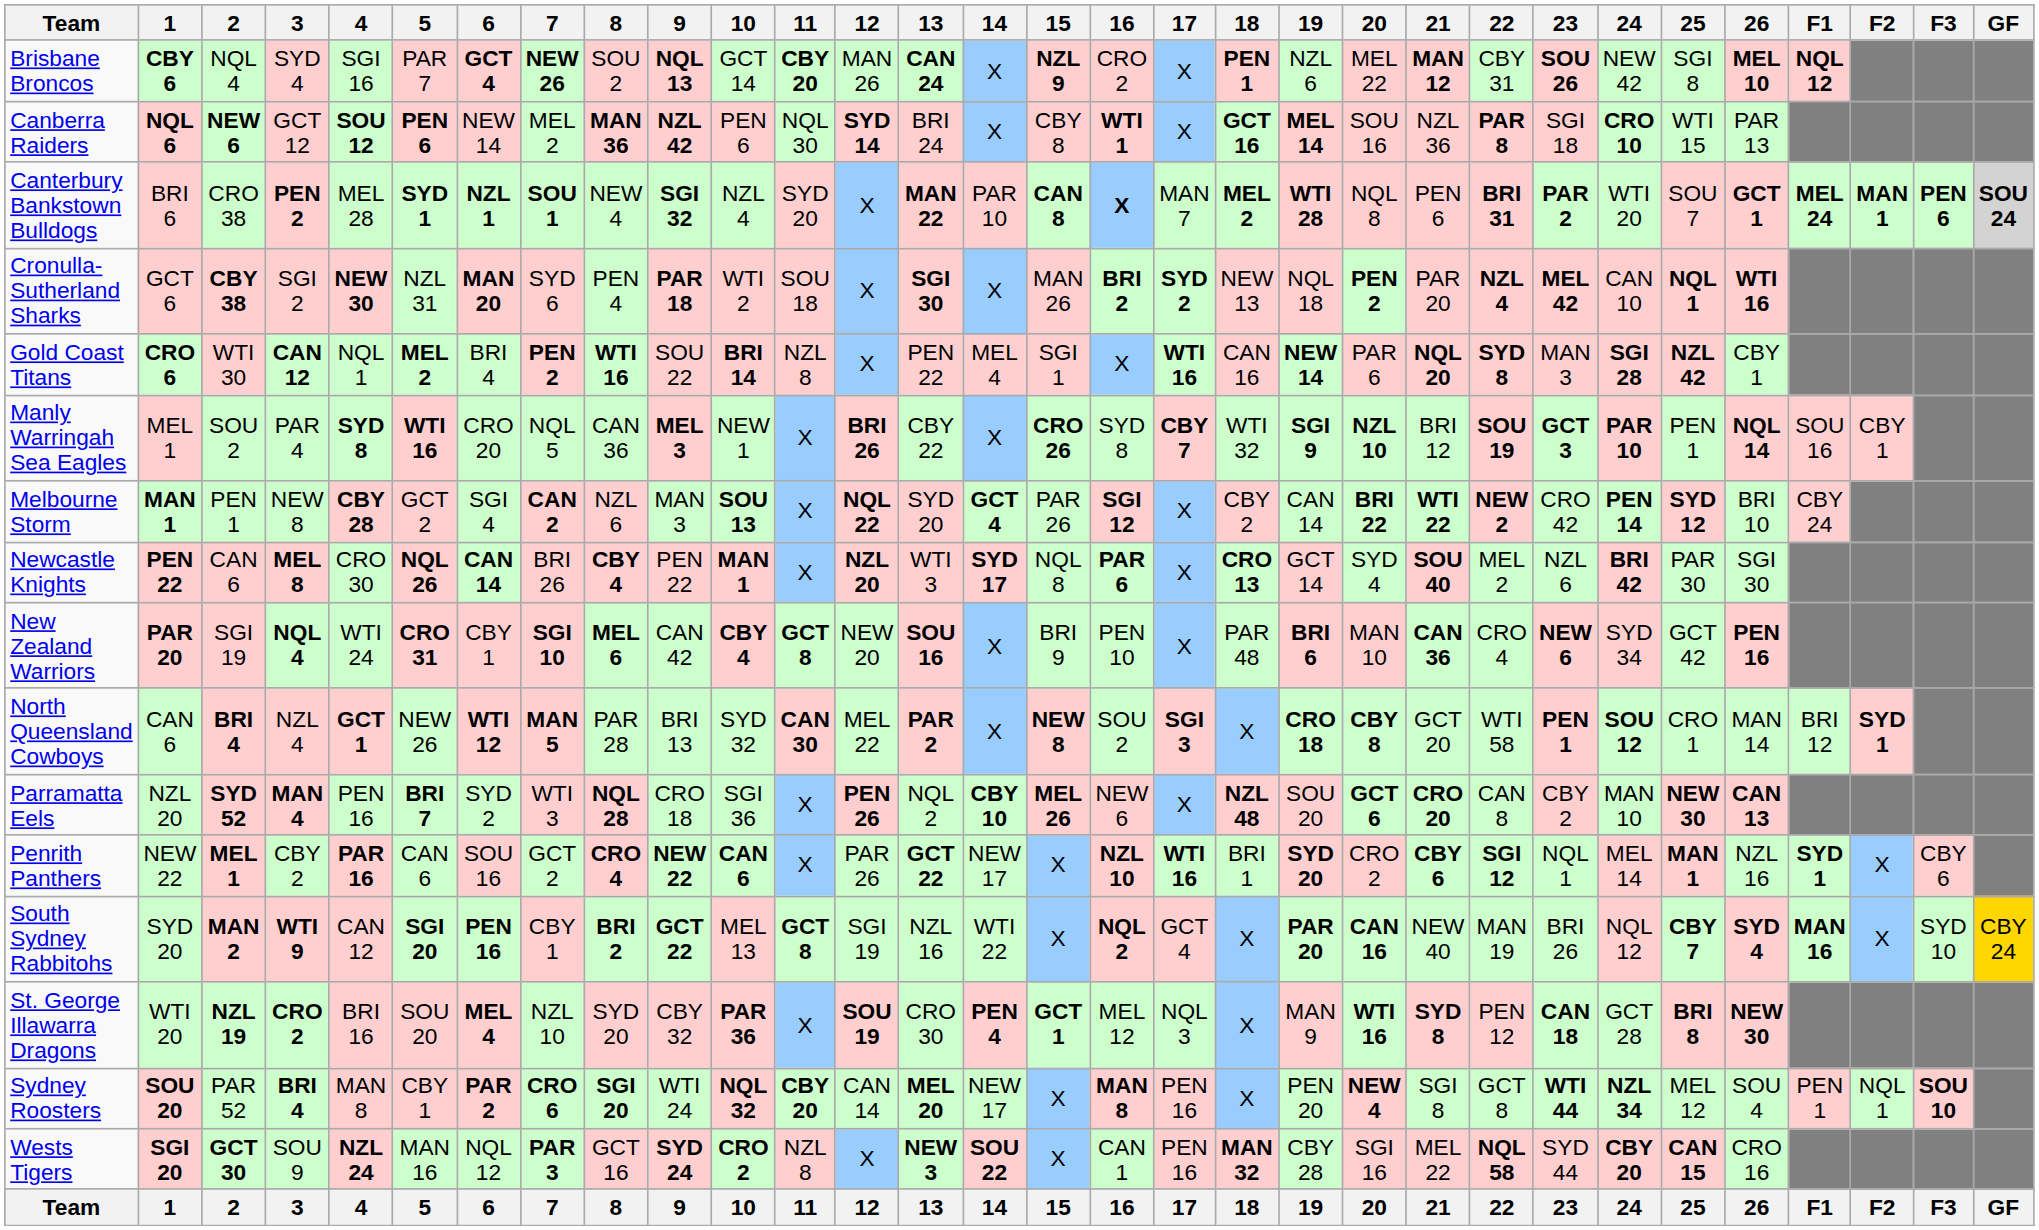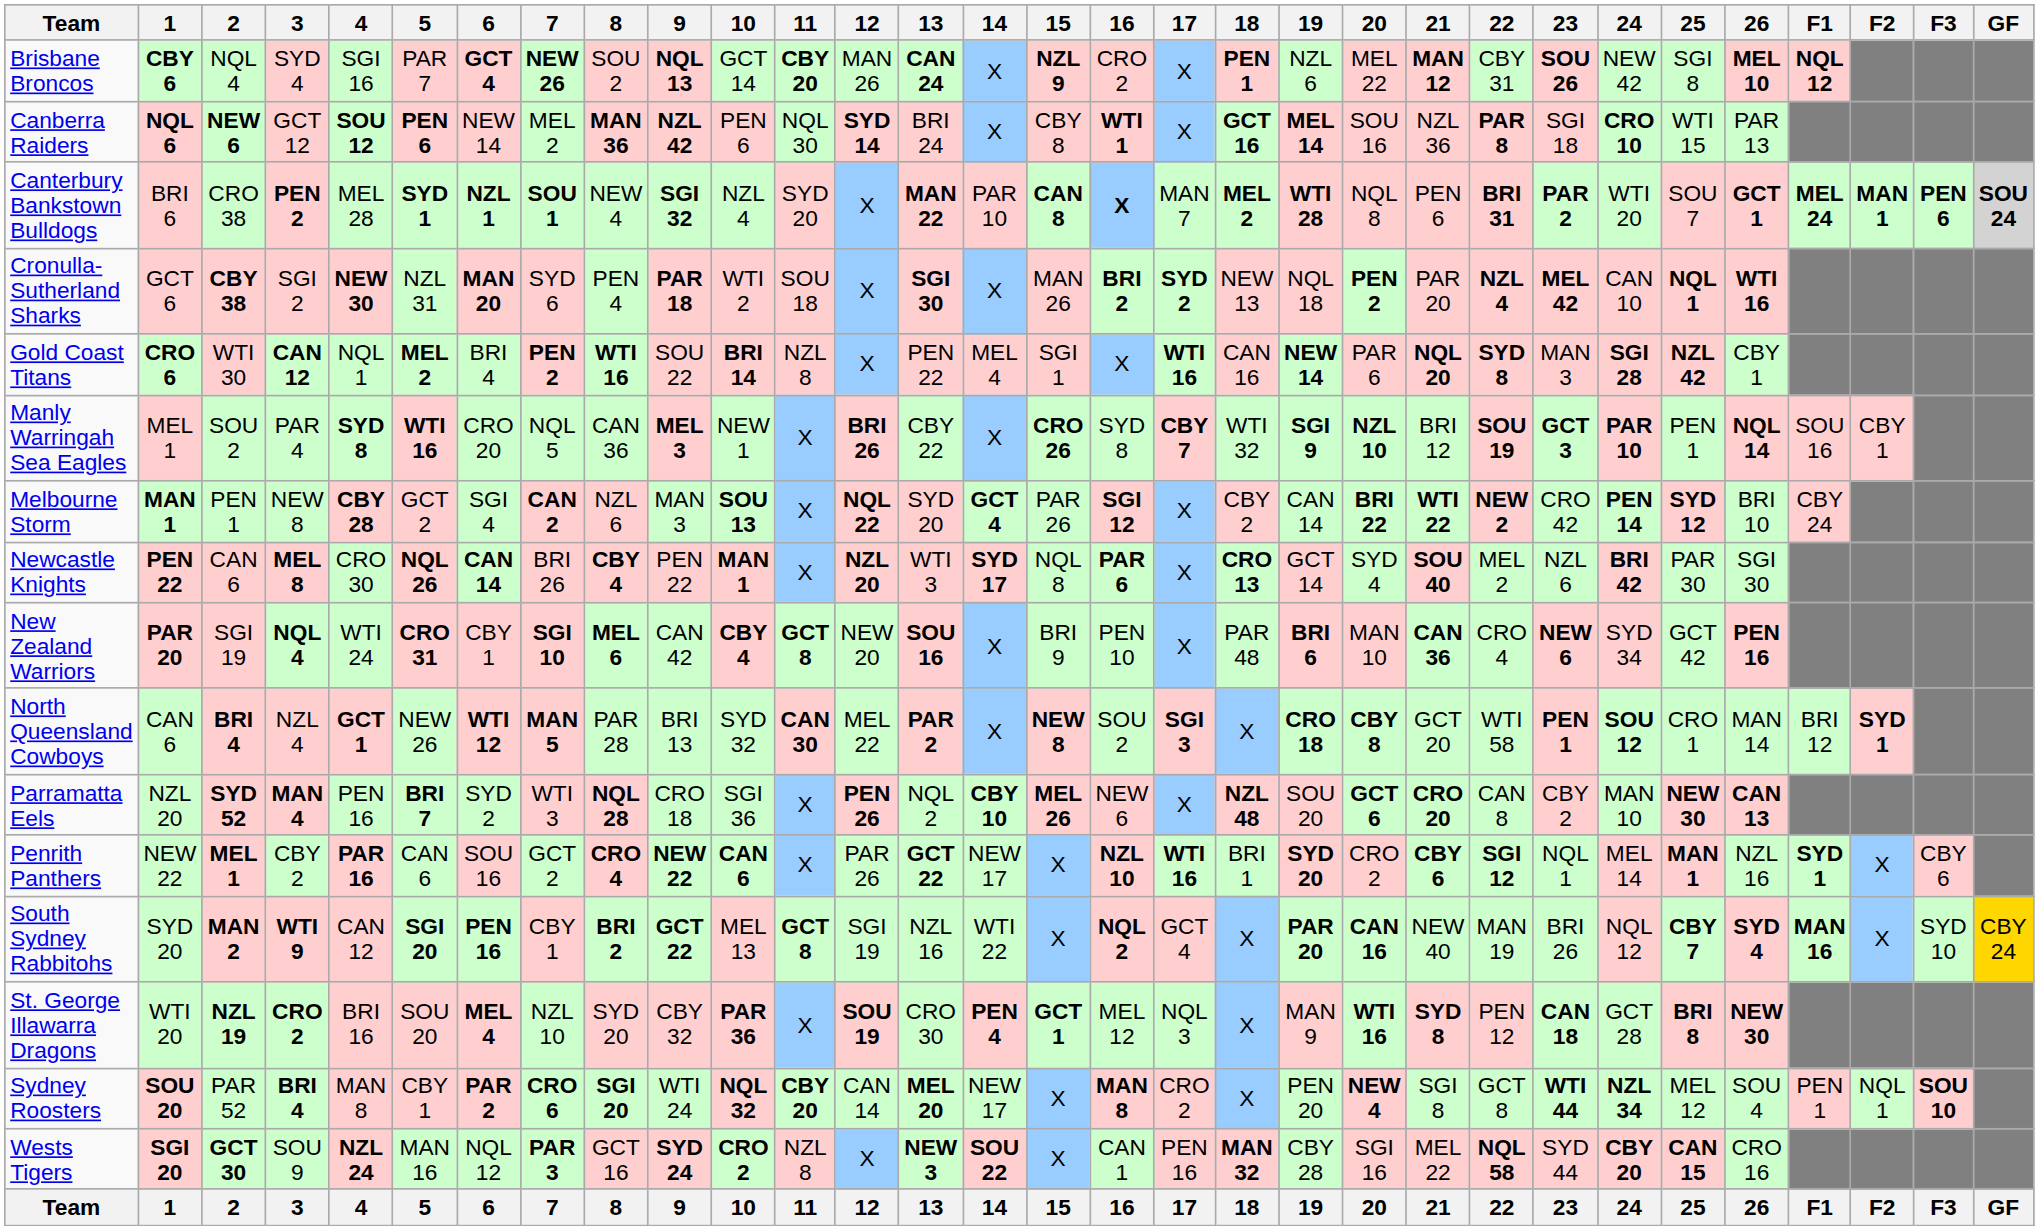(1184, 1098) PEN 16 -> (1184, 1098) CRO 2
